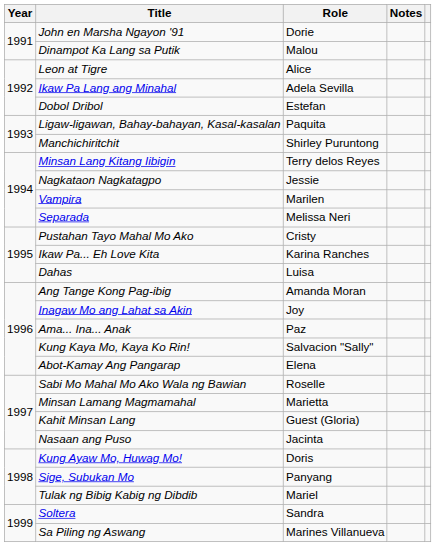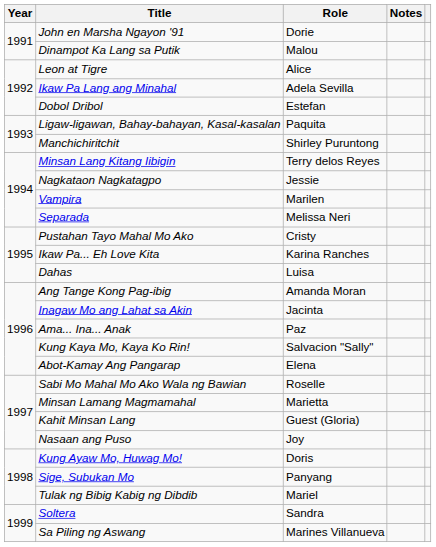(295, 310) Joy -> (305, 310) Jacinta
(305, 439) Jacinta -> (295, 439) Joy
